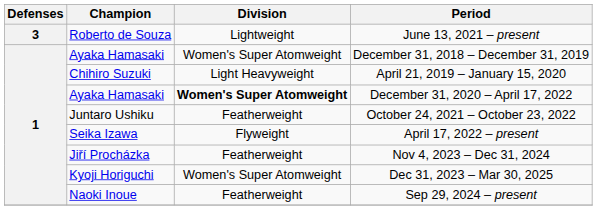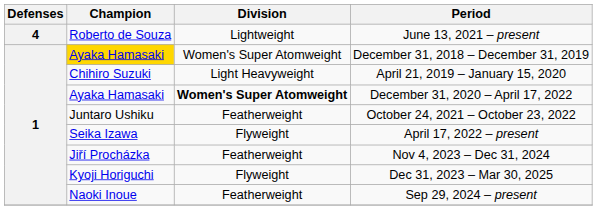(35, 34) 3 -> (35, 34) 4
(117, 54) no background -> (117, 54) gold background
(262, 174) Women's Super Atomweight -> (262, 174) Flyweight
